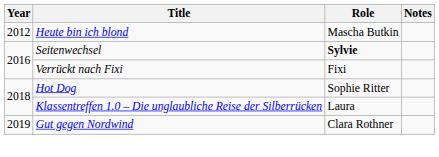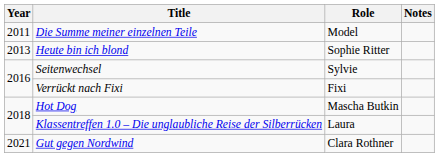+ row: (116, 32)
(19, 32) 2012 -> (19, 50) 2013
(363, 32) Mascha Butkin -> (358, 50) Sophie Ritter
(342, 50) bold -> (342, 69) normal
(358, 87) Sophie Ritter -> (363, 106) Mascha Butkin
(19, 124) 2019 -> (19, 143) 2021
